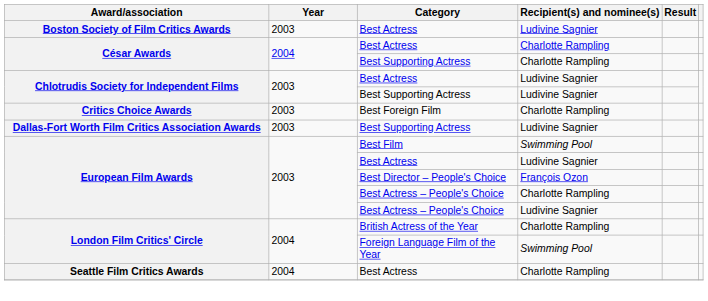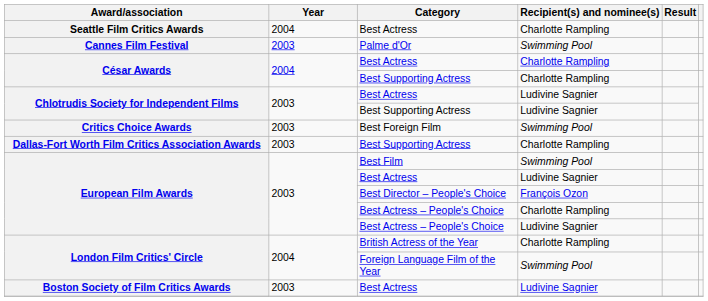rows swapped: (137, 29) <-> (137, 271)
+ row: (137, 45)
(565, 111) Charlotte Rampling -> (556, 128) Swimming Pool
(559, 128) Ludivine Sagnier -> (565, 144) Charlotte Rampling
